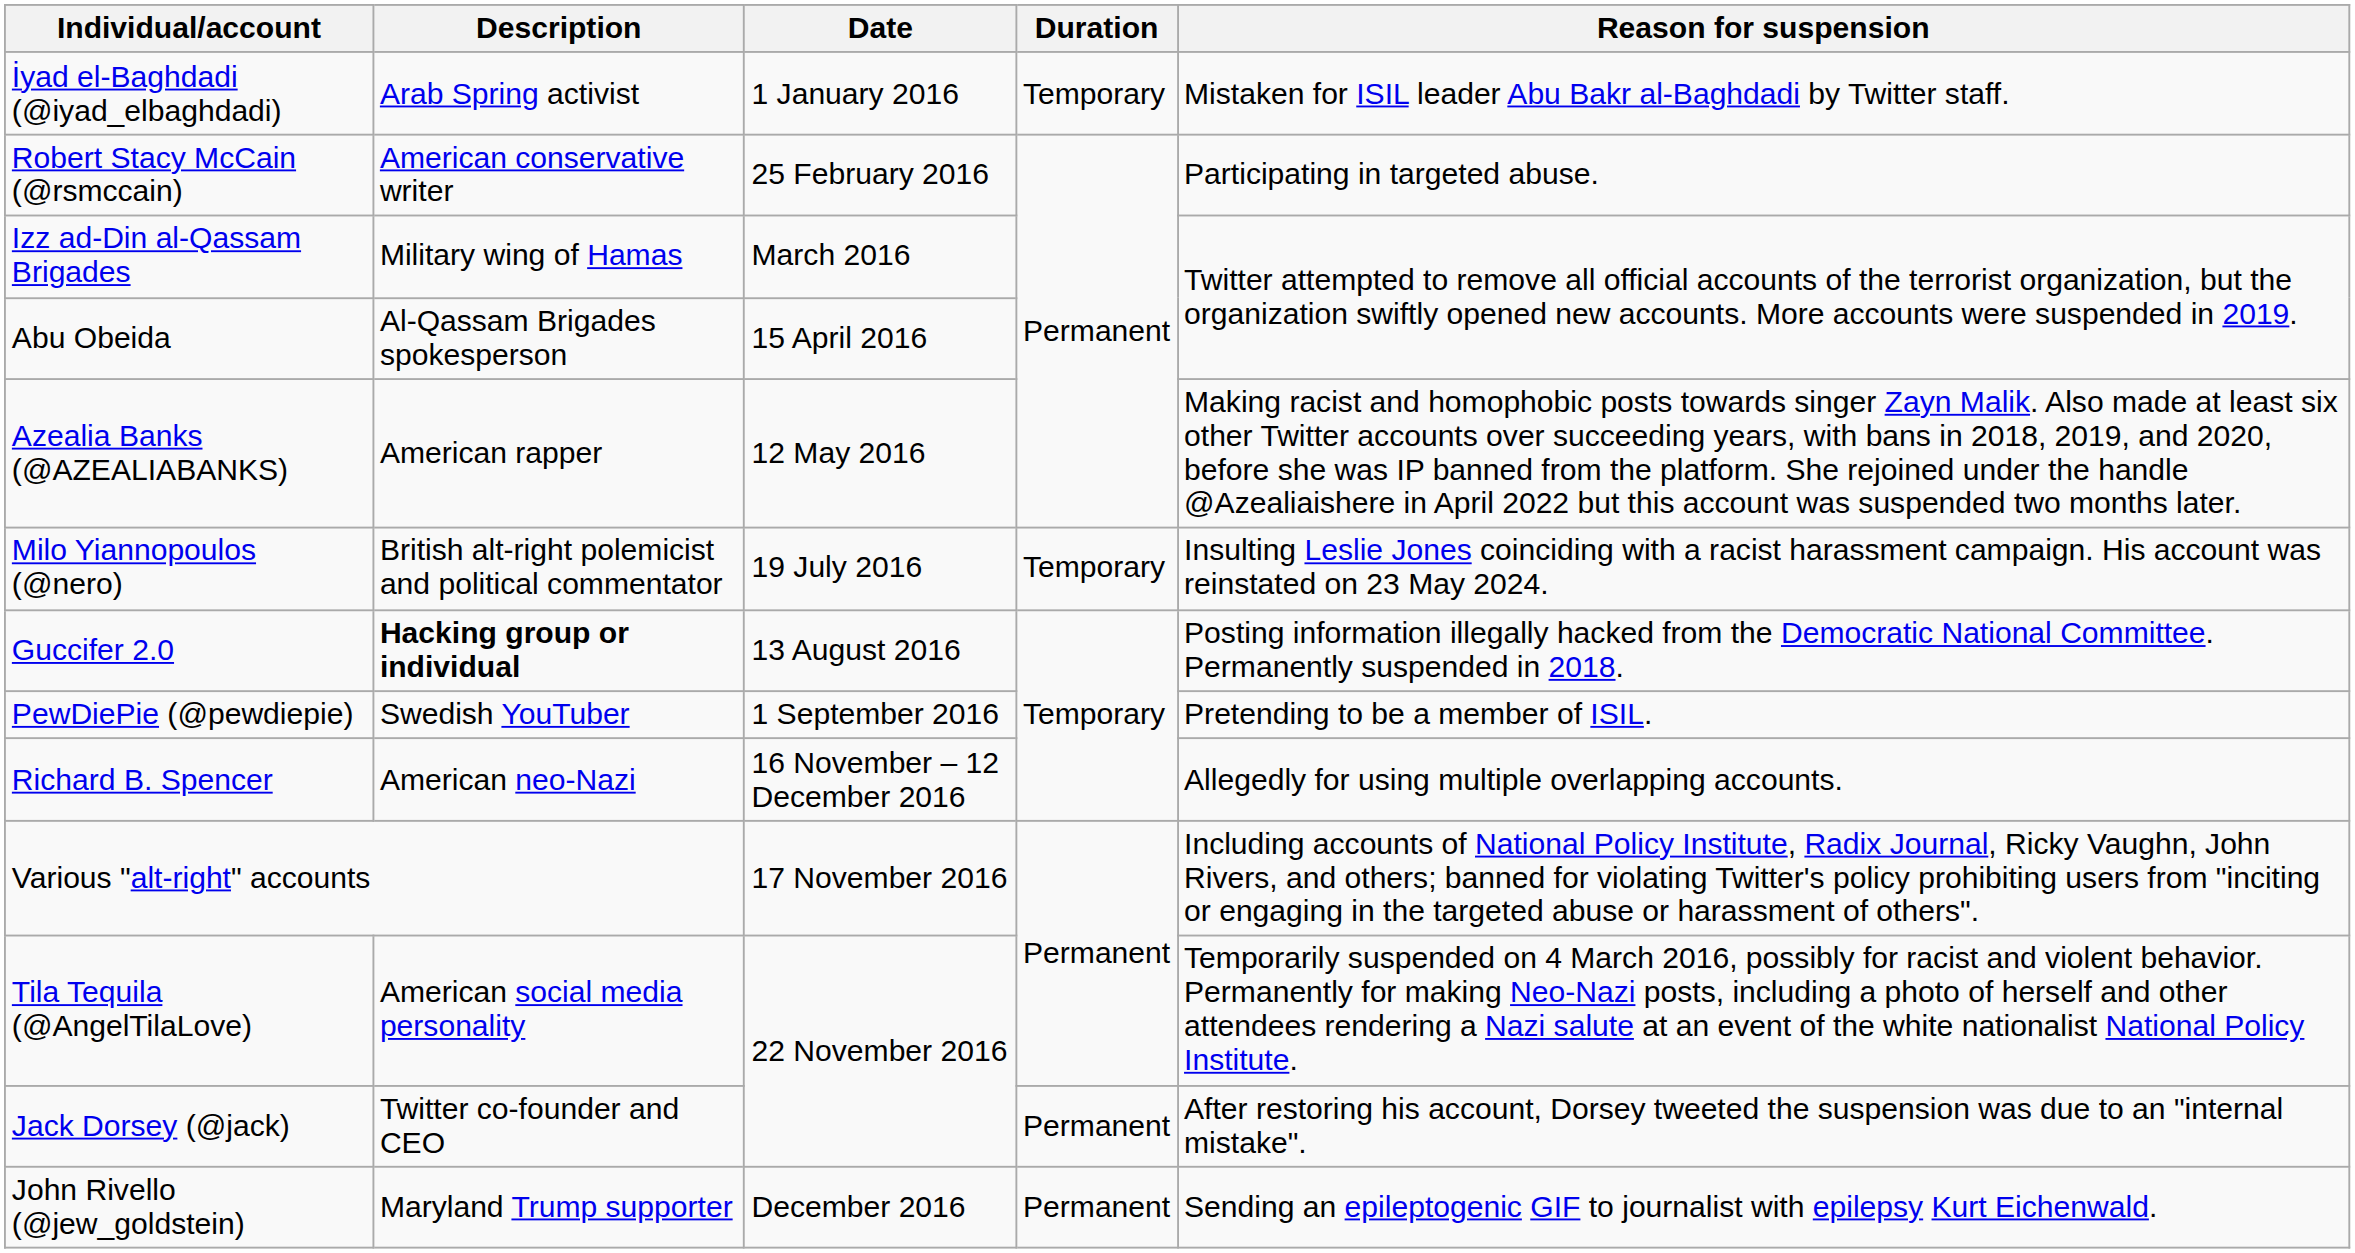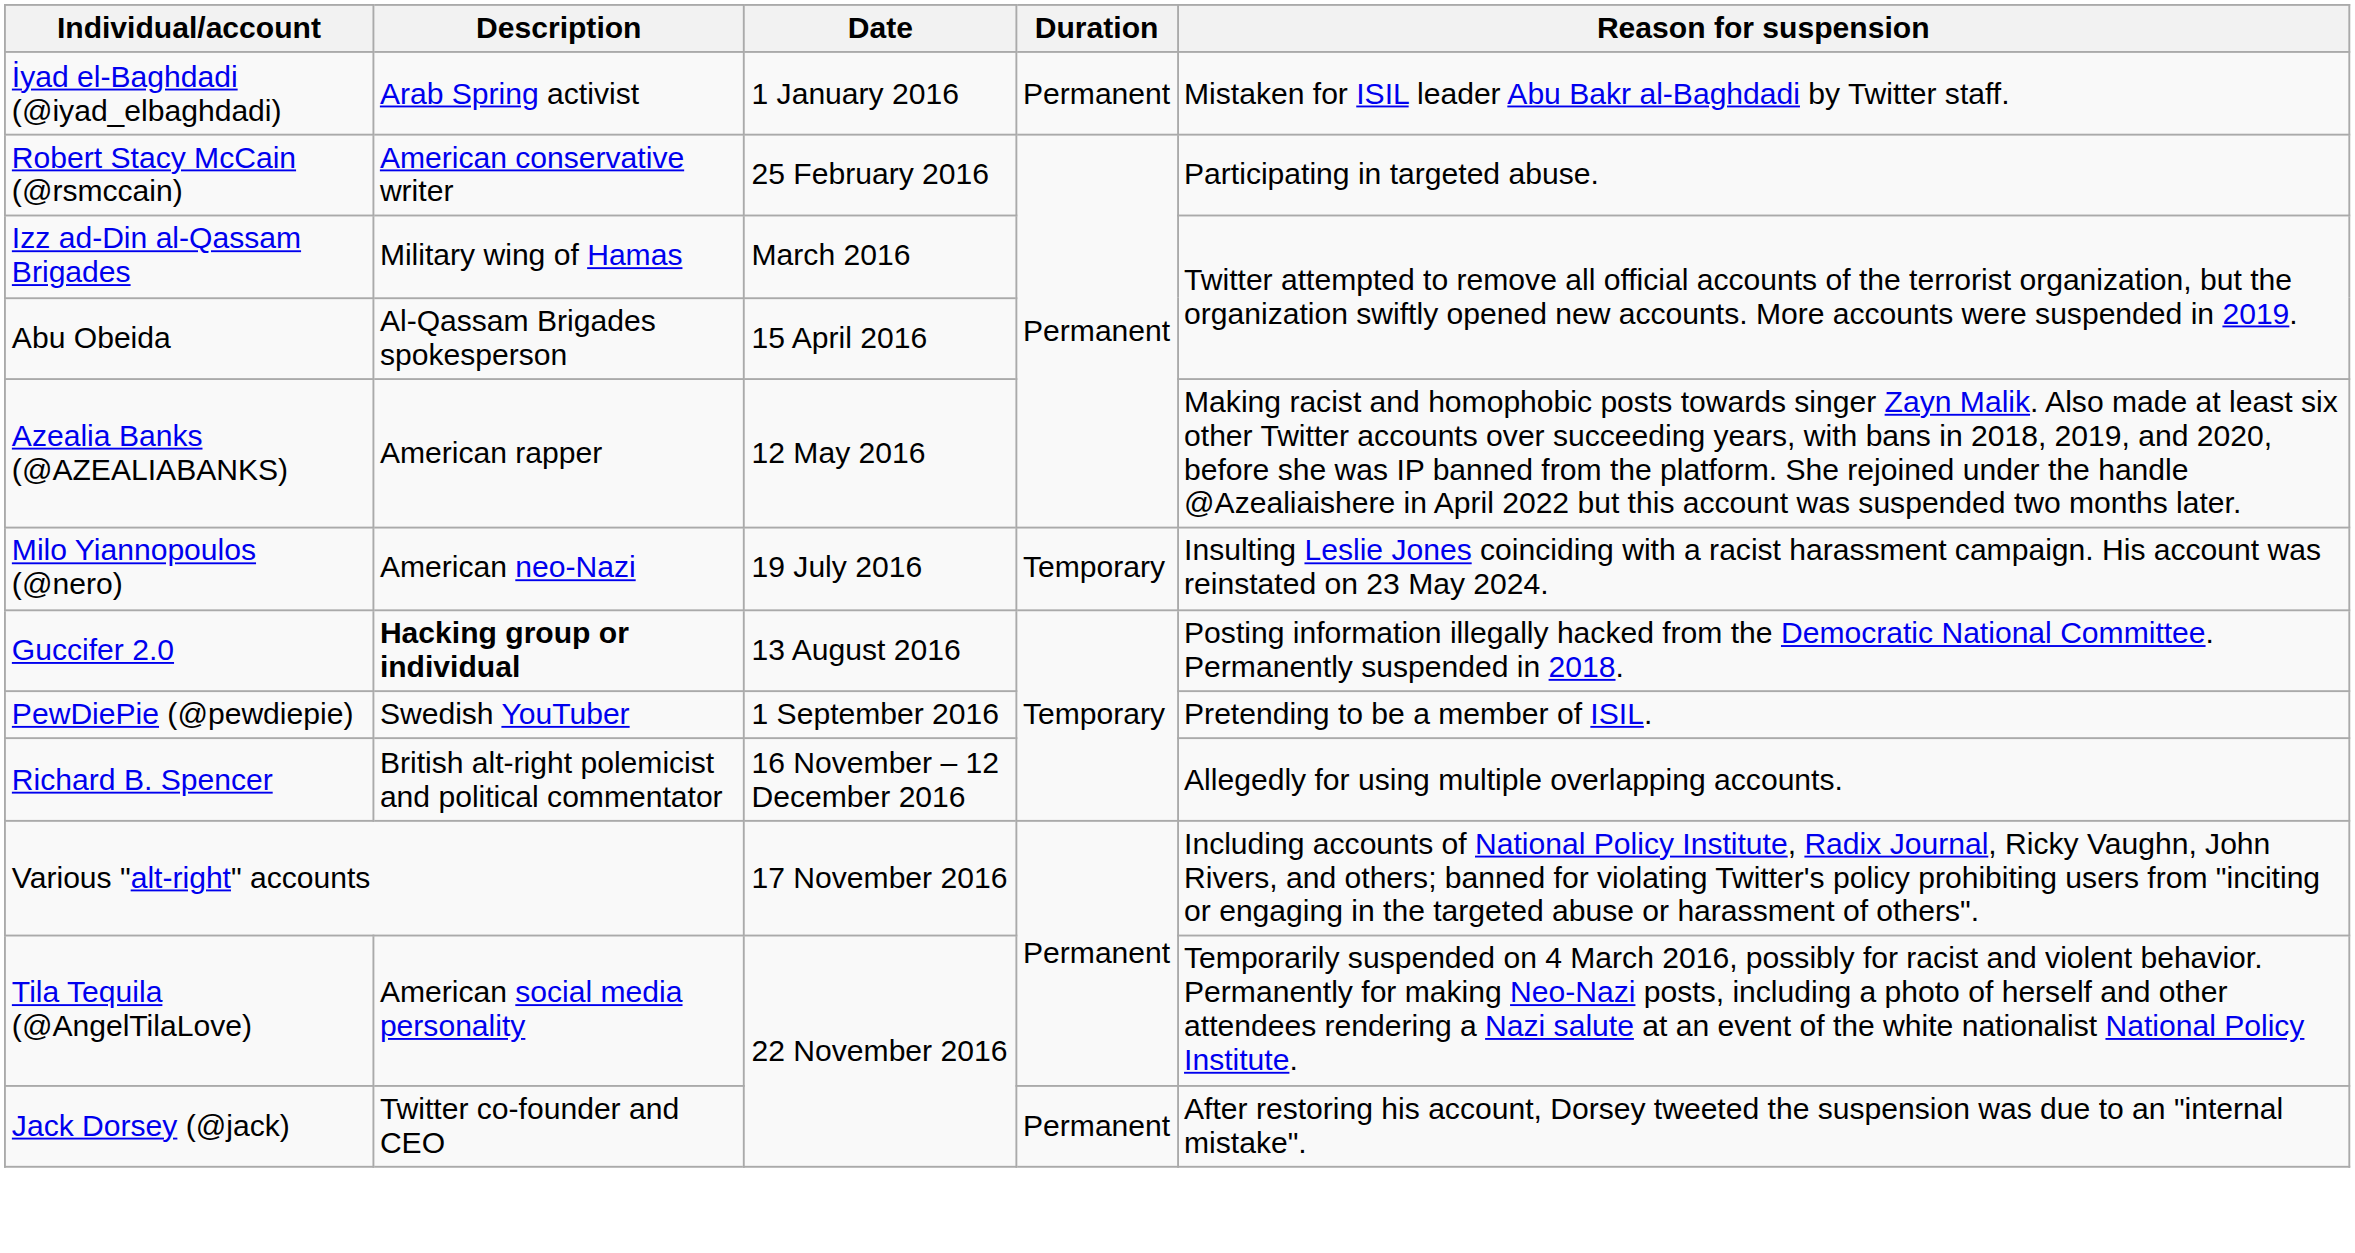(1094, 92) Temporary -> (1097, 92) Permanent
(551, 568) British alt-right polemicist and political commentator -> (508, 568) American neo-Nazi
(508, 779) American neo-Nazi -> (551, 779) British alt-right polemicist and political commentator
- row: (128, 1206)
